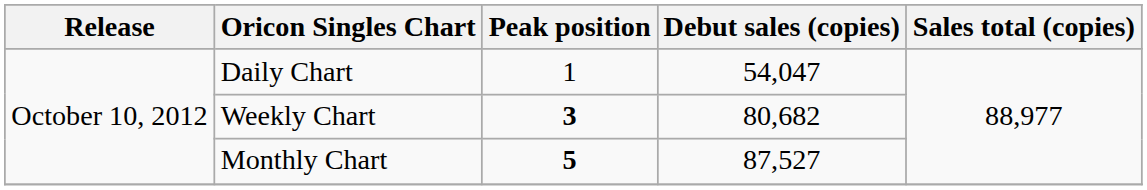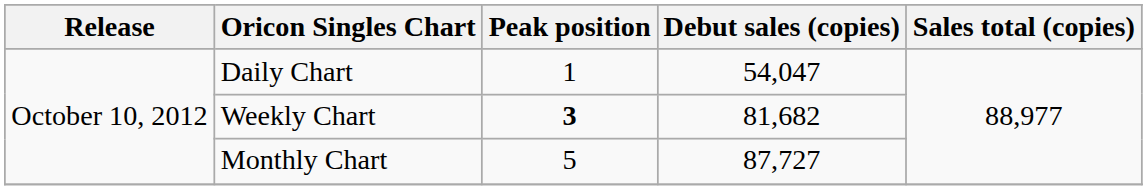(782, 116) 80,682 -> (782, 116) 81,682
(570, 160) bold -> (570, 160) normal
(782, 160) 87,527 -> (782, 160) 87,727
